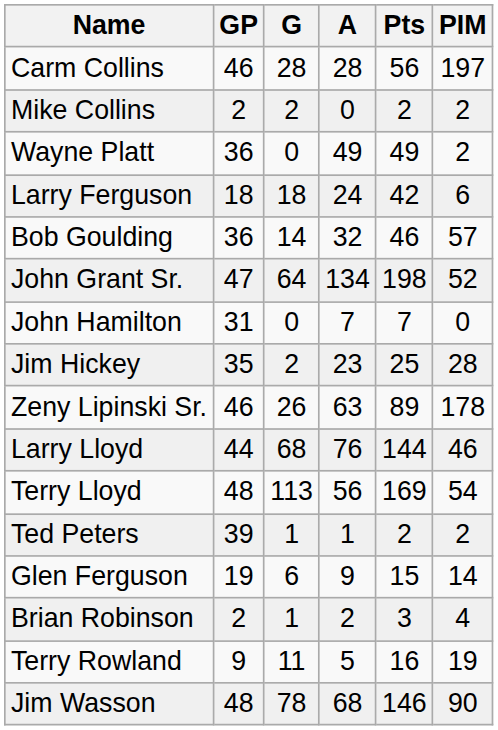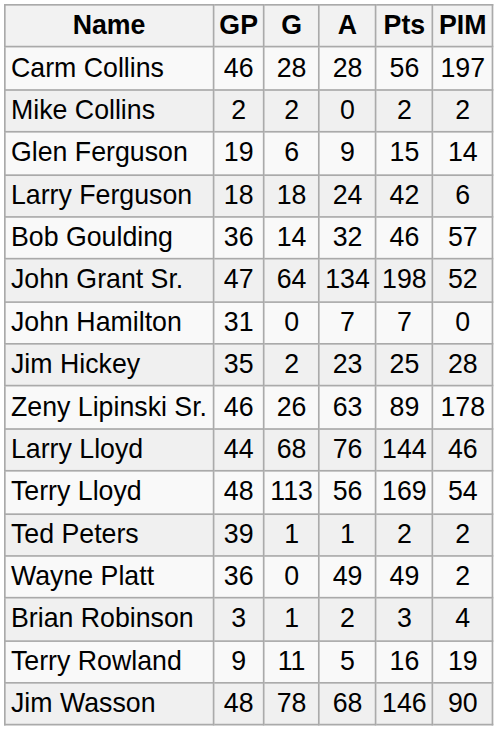rows swapped: (99, 576) <-> (83, 152)
(239, 618) 2 -> (239, 618) 3
